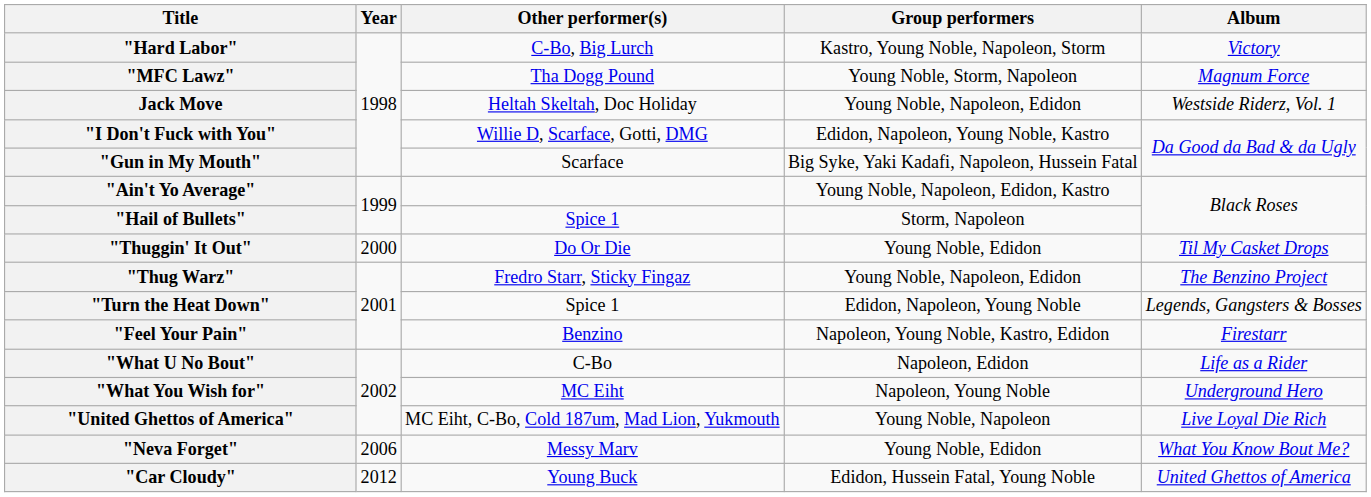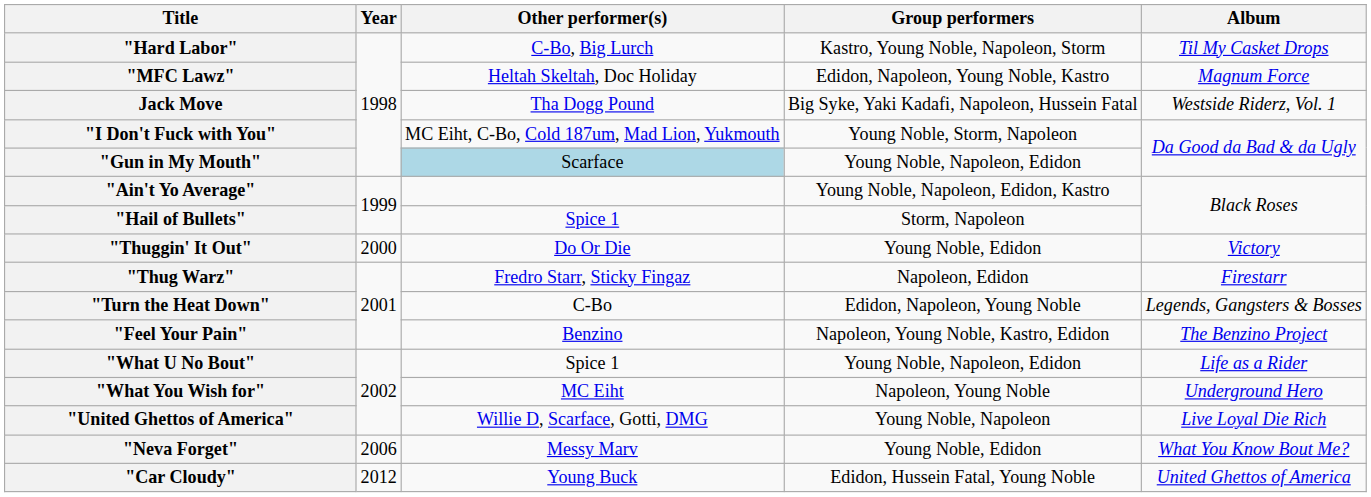(1254, 47) Victory -> (1254, 47) Til My Casket Drops
(592, 76) Tha Dogg Pound -> (592, 76) Heltah Skeltah, Doc Holiday
(963, 76) Young Noble, Storm, Napoleon -> (963, 76) Edidon, Napoleon, Young Noble, Kastro
(592, 104) Heltah Skeltah, Doc Holiday -> (592, 104) Tha Dogg Pound
(963, 104) Young Noble, Napoleon, Edidon -> (963, 104) Big Syke, Yaki Kadafi, Napoleon, Hussein Fatal
(592, 133) Willie D, Scarface, Gotti, DMG -> (592, 133) MC Eiht, C-Bo, Cold 187um, Mad Lion, Yukmouth
(963, 133) Edidon, Napoleon, Young Noble, Kastro -> (963, 133) Young Noble, Storm, Napoleon
(592, 162) no background -> (592, 162) lightblue background
(963, 162) Big Syke, Yaki Kadafi, Napoleon, Hussein Fatal -> (963, 162) Young Noble, Napoleon, Edidon
(1254, 248) Til My Casket Drops -> (1254, 248) Victory
(963, 276) Young Noble, Napoleon, Edidon -> (963, 276) Napoleon, Edidon
(1254, 276) The Benzino Project -> (1254, 276) Firestarr
(592, 305) Spice 1 -> (592, 305) C-Bo
(1254, 334) Firestarr -> (1254, 334) The Benzino Project
(592, 362) C-Bo -> (592, 362) Spice 1
(963, 362) Napoleon, Edidon -> (963, 362) Young Noble, Napoleon, Edidon
(592, 420) MC Eiht, C-Bo, Cold 187um, Mad Lion, Yukmouth -> (592, 420) Willie D, Scarface, Gotti, DMG
